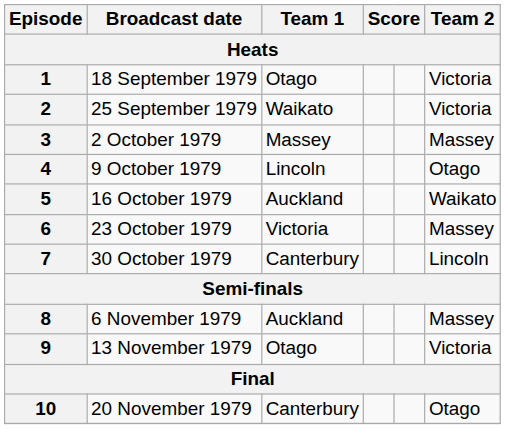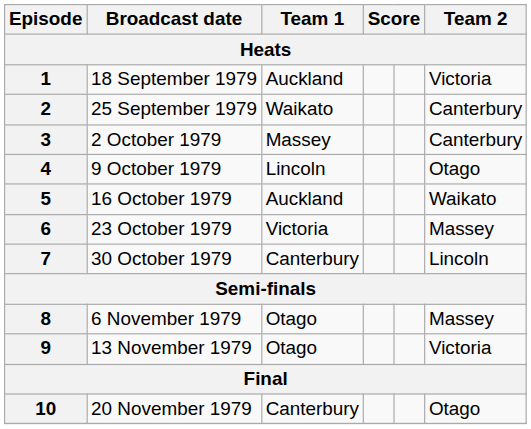(291, 79) Otago -> (304, 79) Auckland
(460, 109) Victoria -> (476, 109) Canterbury
(461, 139) Massey -> (476, 139) Canterbury
(304, 318) Auckland -> (291, 318) Otago
